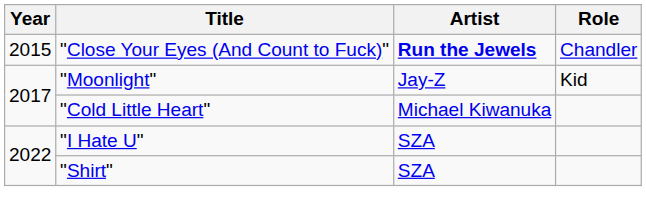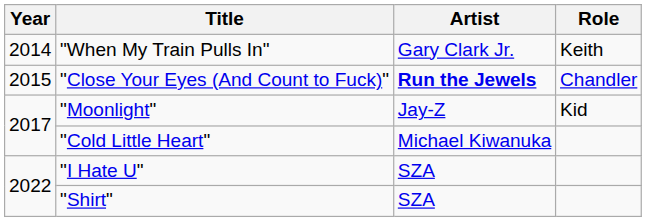+ row: (165, 49)
